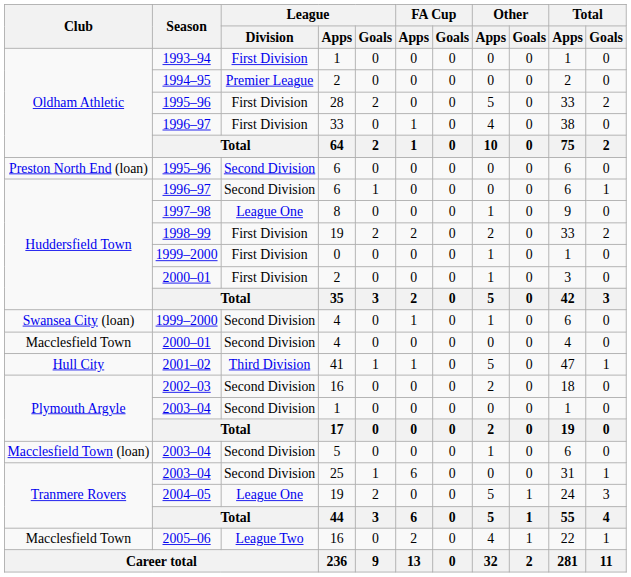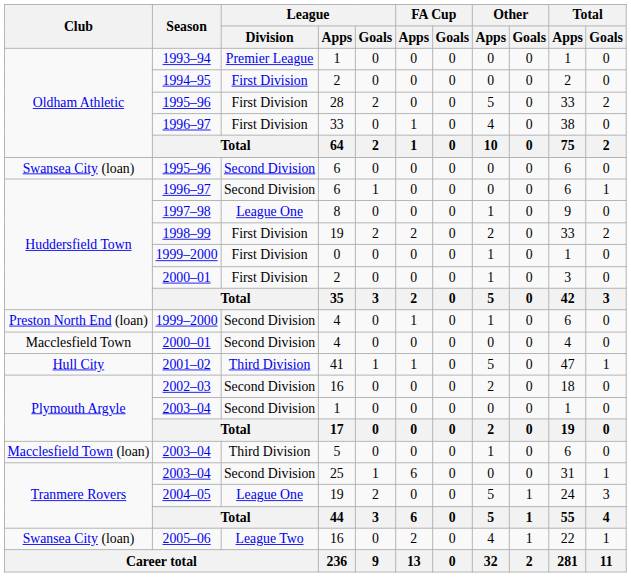(270, 59) First Division -> (270, 59) Premier League
(270, 80) Premier League -> (270, 80) First Division
(78, 168) Preston North End (loan) -> (78, 168) Swansea City (loan)
(78, 320) Swansea City (loan) -> (78, 320) Preston North End (loan)
(270, 451) Second Division -> (270, 451) Third Division
(78, 539) Macclesfield Town -> (78, 539) Swansea City (loan)
